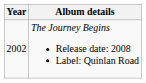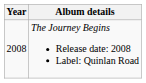(17, 49) 2002 -> (17, 49) 2008
